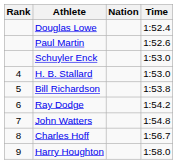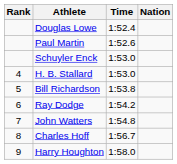columns swapped: (124, 12) <-> (157, 12)
